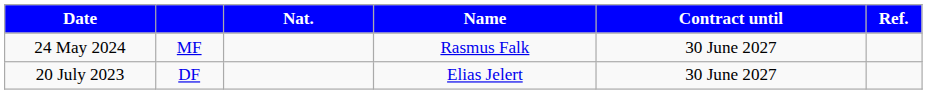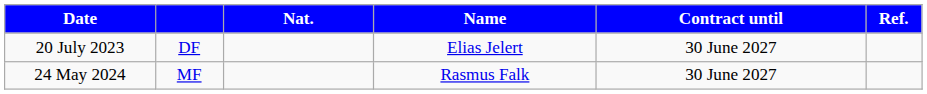rows swapped: (80, 75) <-> (80, 47)
